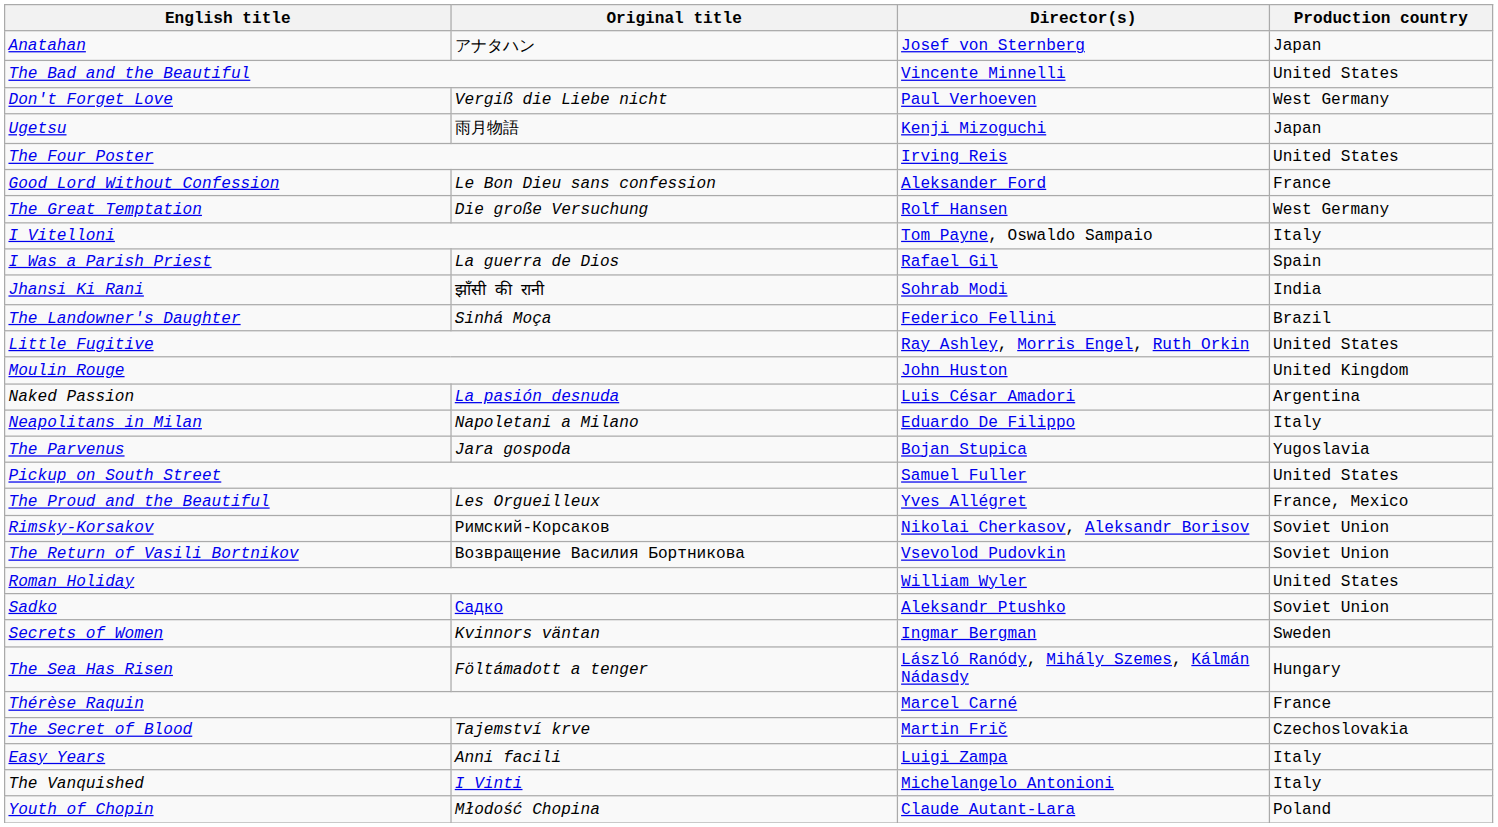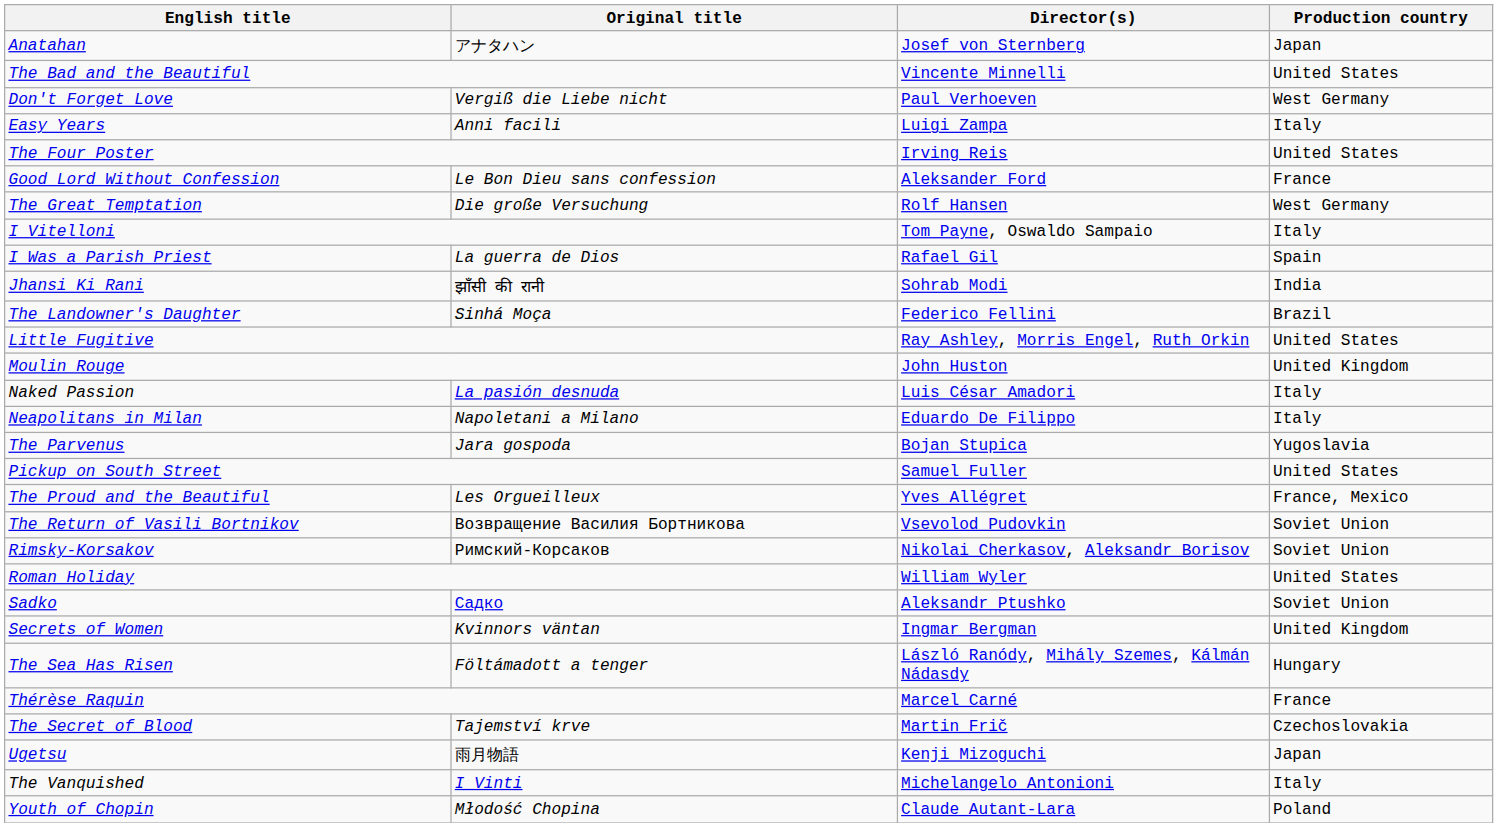rows swapped: (57, 757) <-> (37, 128)
(1317, 397) Argentina -> (1297, 393) Italy
rows swapped: (154, 554) <-> (81, 528)
(1302, 633) Sweden -> (1341, 629) United Kingdom
